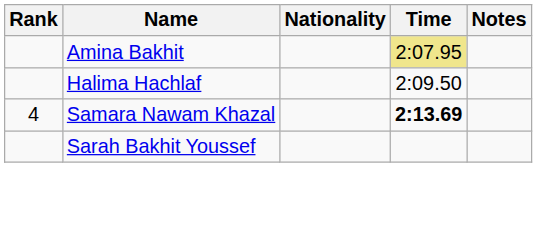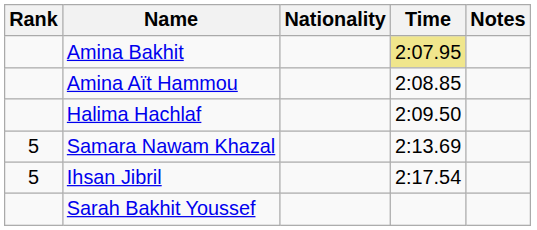+ row: (152, 83)
(33, 114) 4 -> (33, 146) 5
(429, 114) bold -> (428, 146) normal
+ row: (114, 177)
